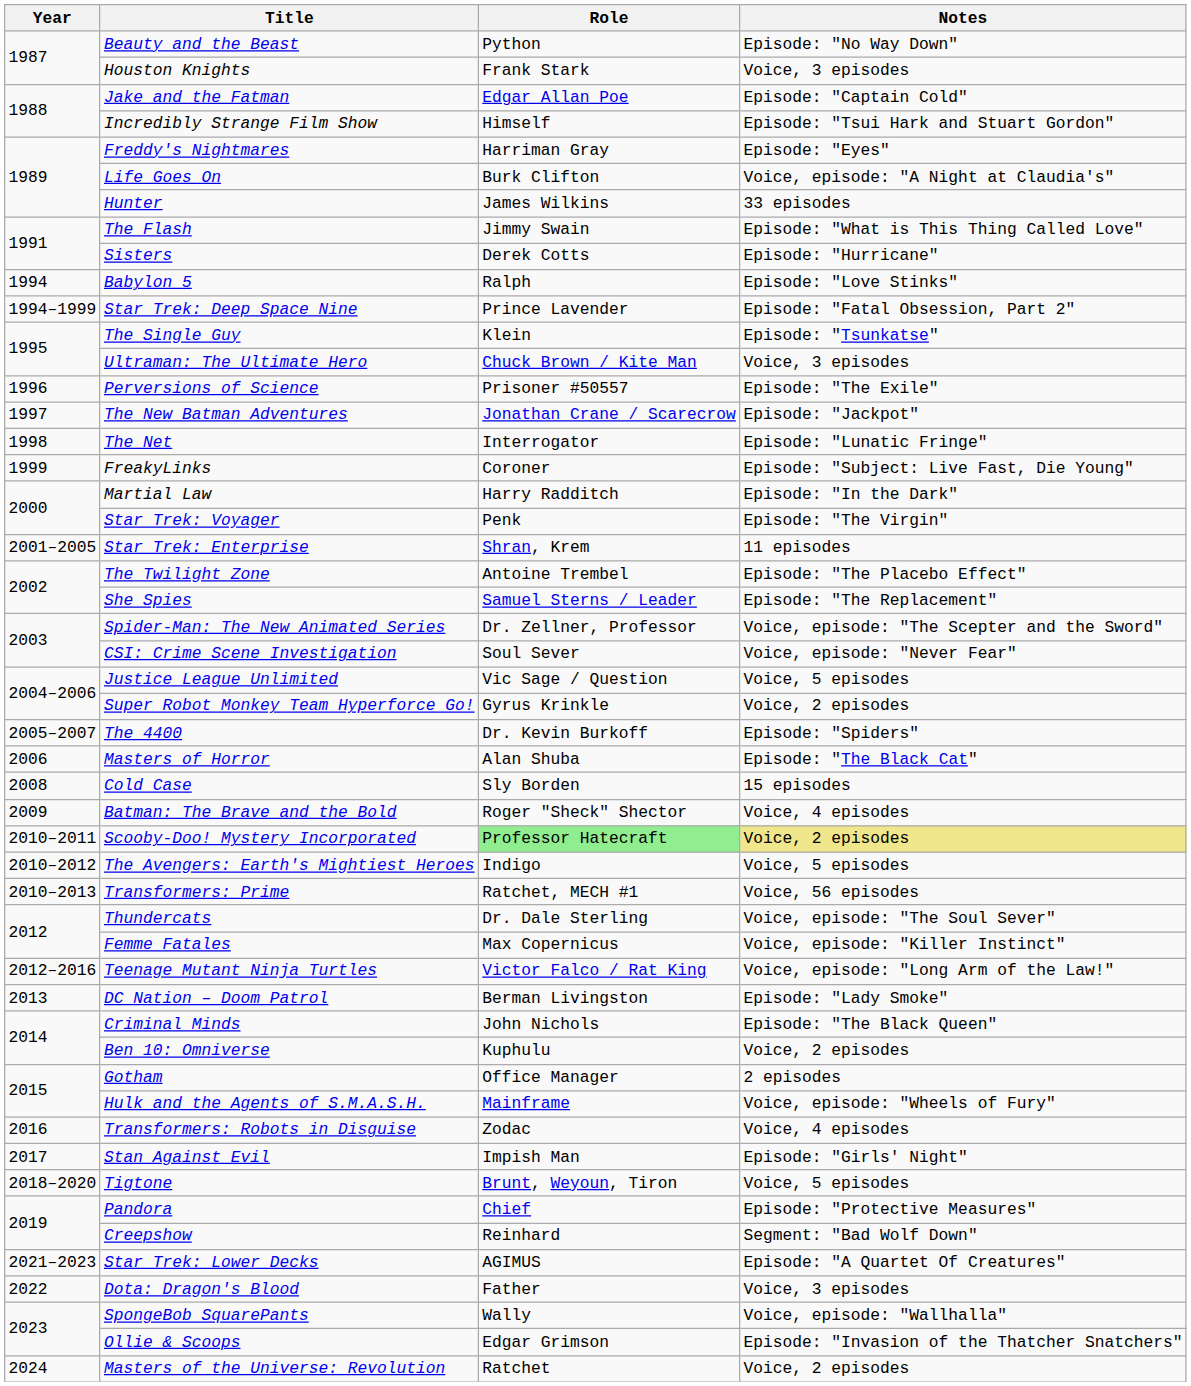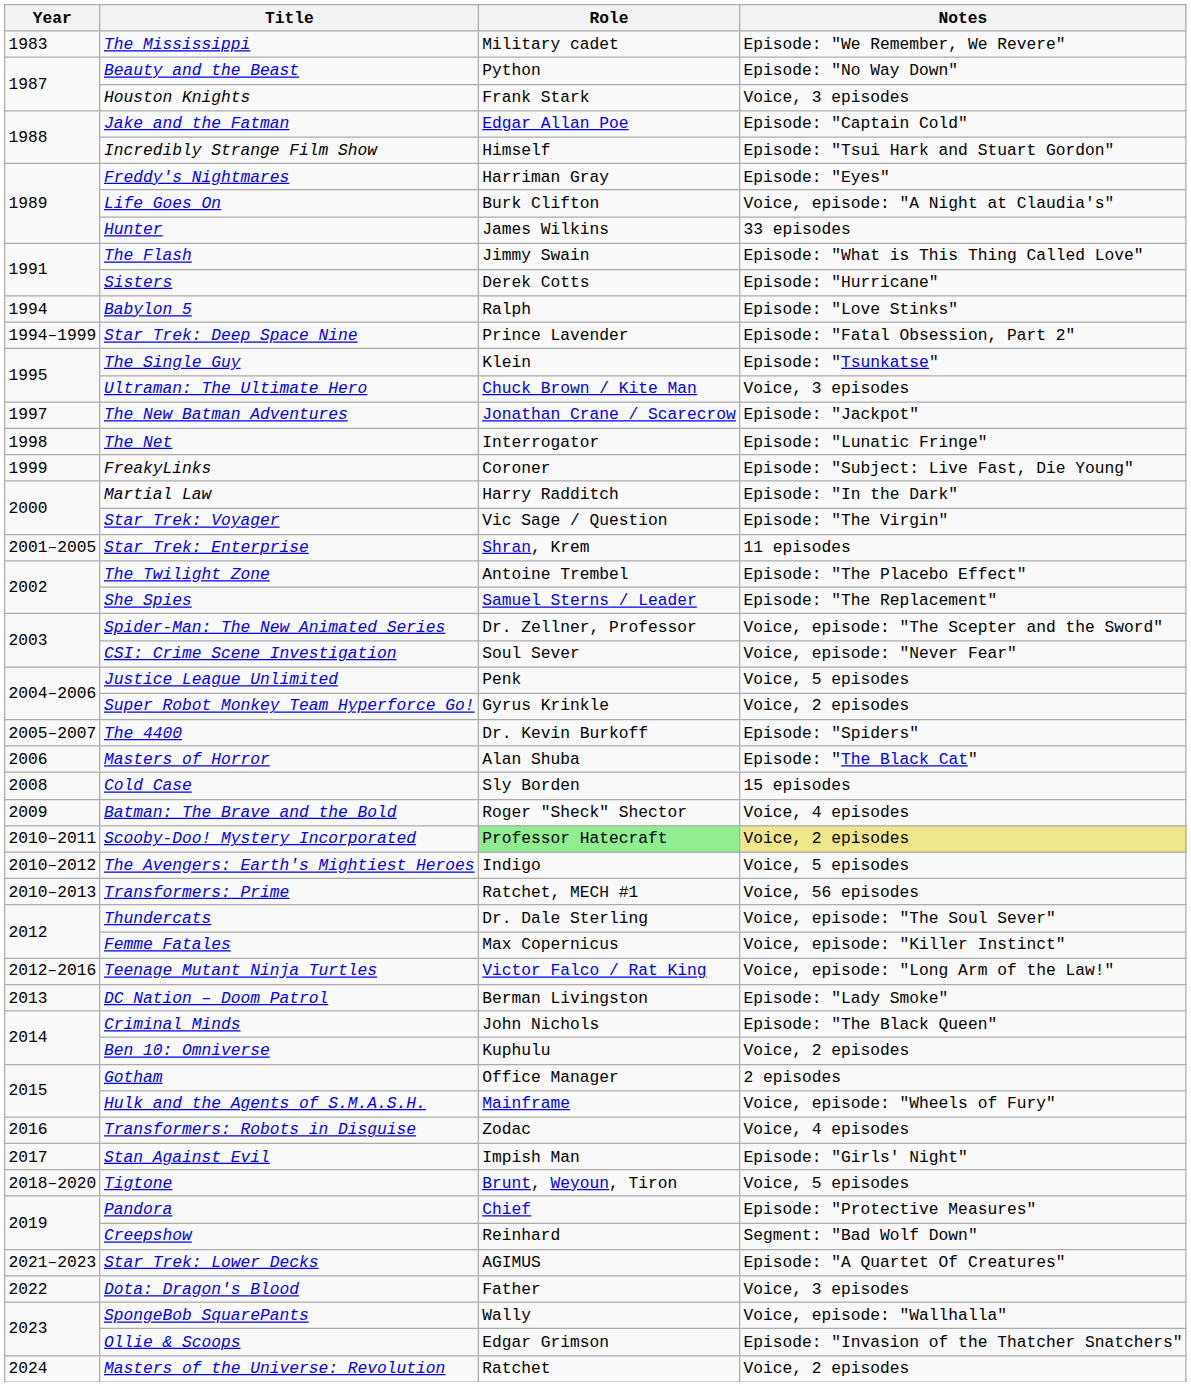+ row: (177, 44)
- row: (211, 389)
(502, 521) Penk -> (575, 521) Vic Sage / Question
(575, 680) Vic Sage / Question -> (502, 680) Penk
